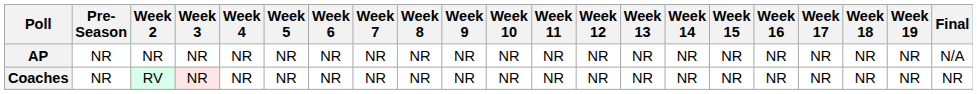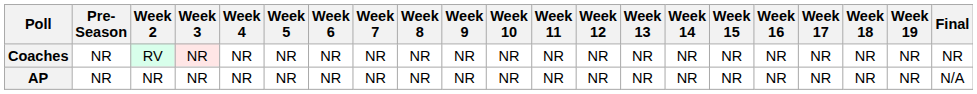rows swapped: (38, 56) <-> (38, 78)
